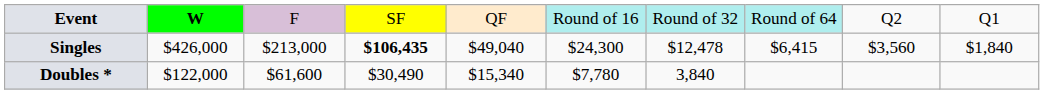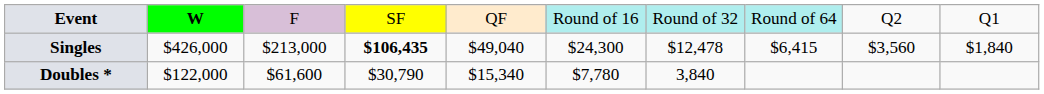(396, 75) $30,490 -> (396, 75) $30,790
